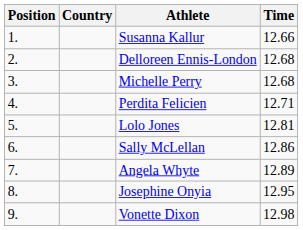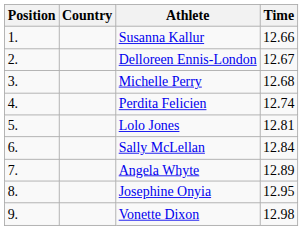(279, 59) 12.68 -> (279, 59) 12.67
(279, 103) 12.71 -> (279, 103) 12.74
(279, 147) 12.86 -> (279, 147) 12.84
